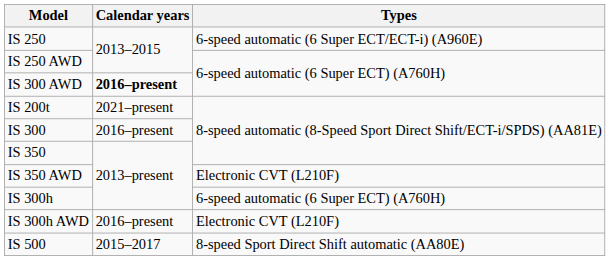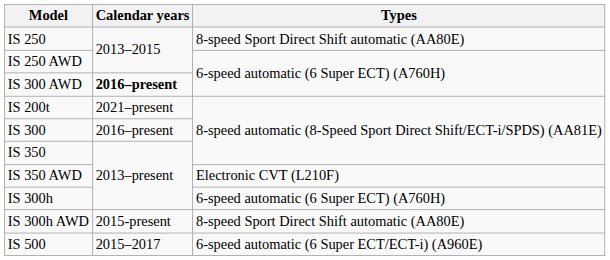(339, 38) 6-speed automatic (6 Super ECT/ECT-i) (A960E) -> (330, 38) 8-speed Sport Direct Shift automatic (AA80E)
(134, 221) 2016–present -> (133, 221) 2015-present
(267, 221) Electronic CVT (L210F) -> (330, 221) 8-speed Sport Direct Shift automatic (AA80E)
(330, 244) 8-speed Sport Direct Shift automatic (AA80E) -> (339, 244) 6-speed automatic (6 Super ECT/ECT-i) (A960E)
